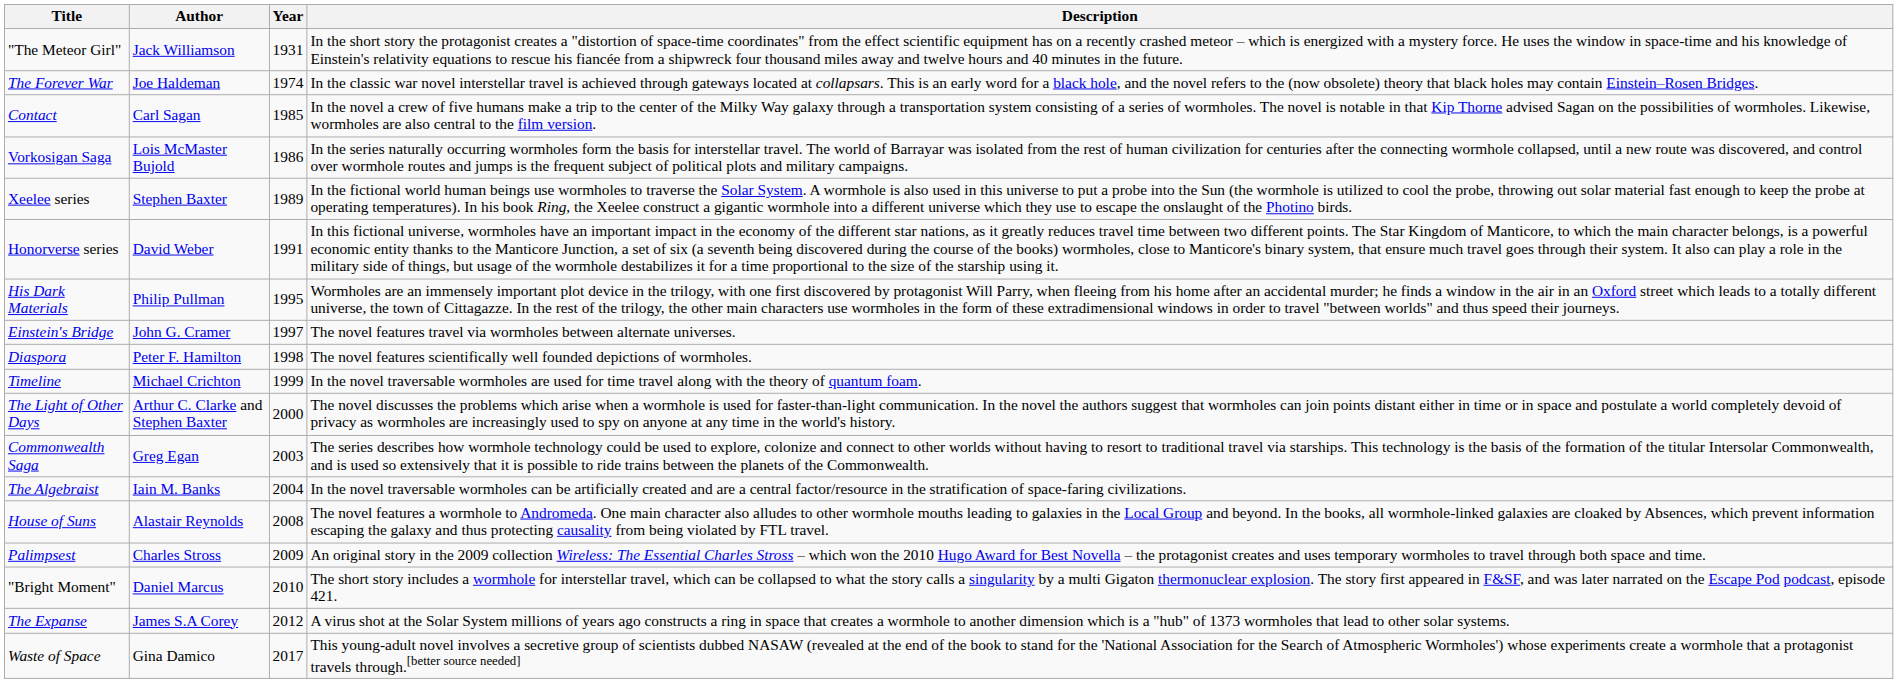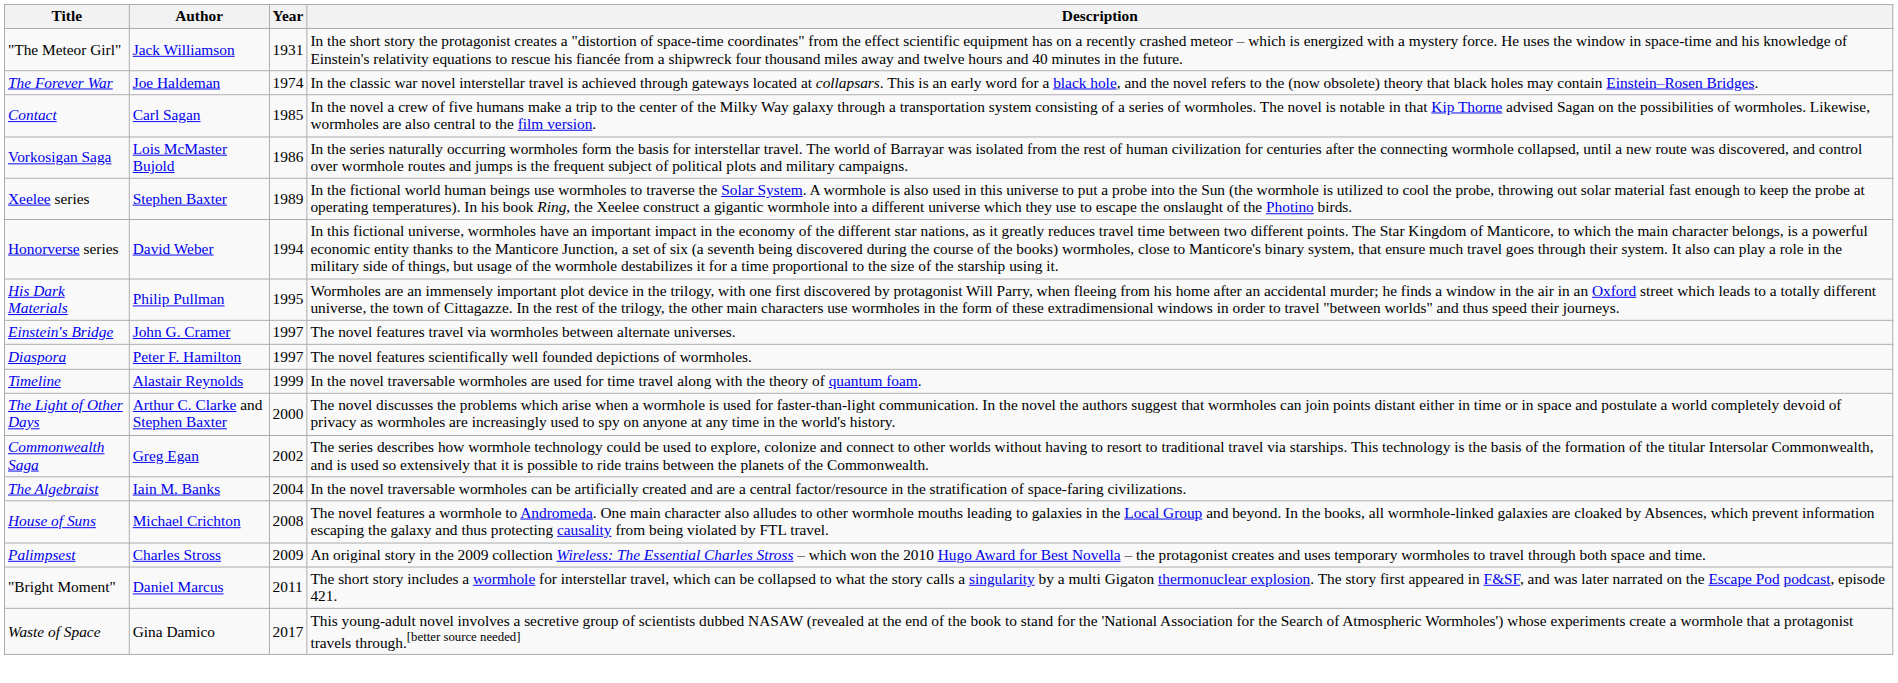(288, 249) 1991 -> (288, 249) 1994
(288, 356) 1998 -> (288, 356) 1997
(187, 381) Michael Crichton -> (188, 381) Alastair Reynolds
(288, 455) 2003 -> (288, 455) 2002
(188, 521) Alastair Reynolds -> (187, 521) Michael Crichton
(288, 587) 2010 -> (288, 587) 2011
- row: (47, 620)
